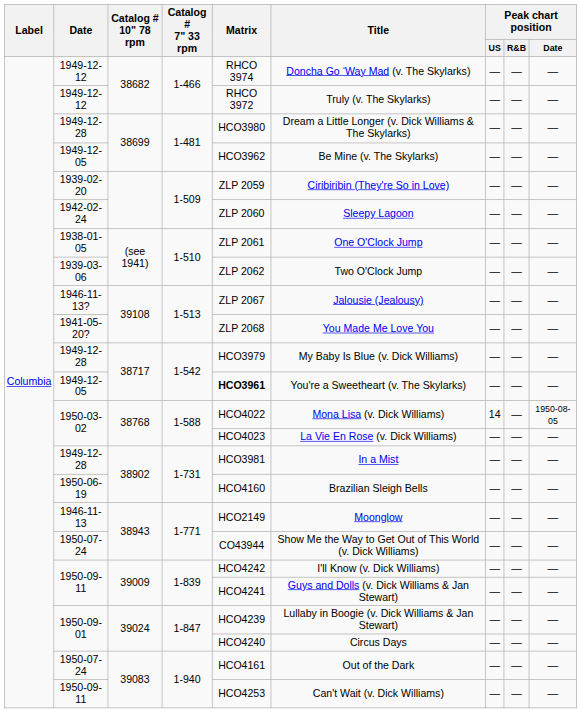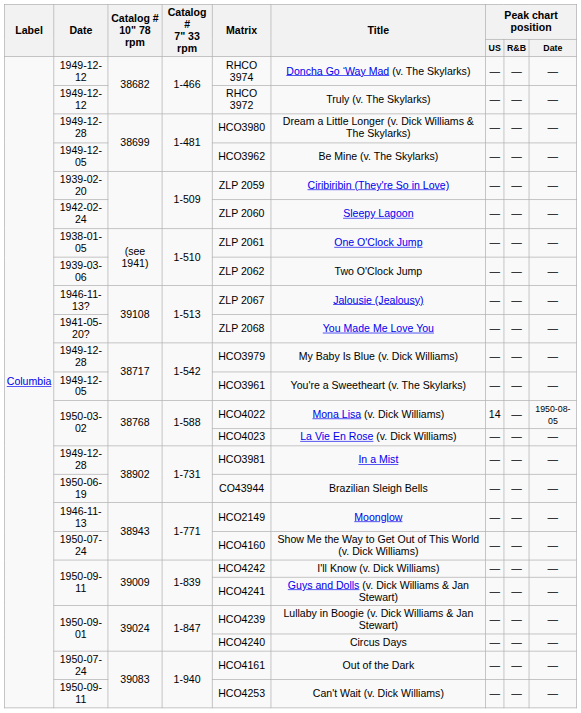(242, 386) bold -> (242, 386) normal
(242, 488) HCO4160 -> (242, 488) CO43944
(242, 545) CO43944 -> (242, 545) HCO4160
